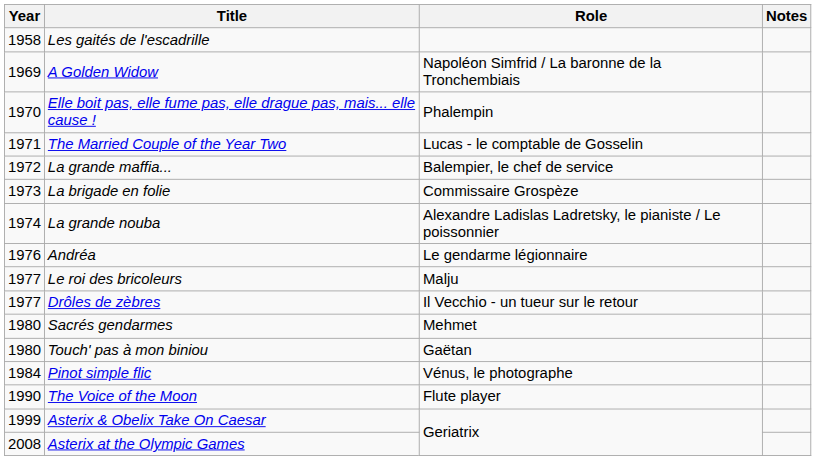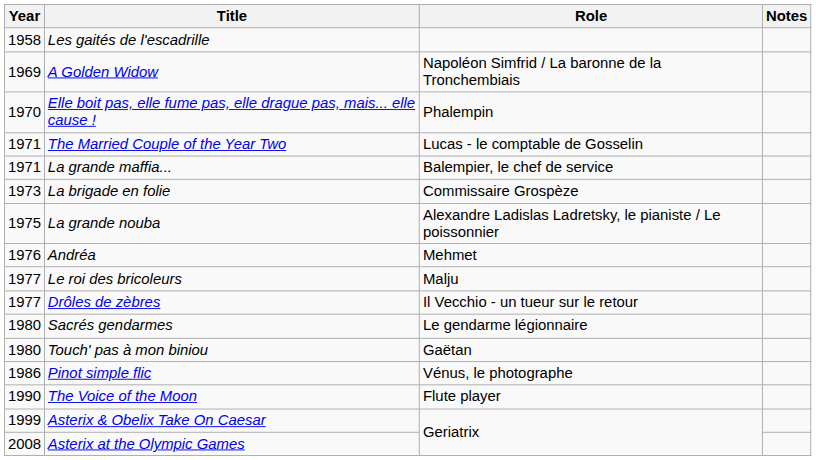(24, 167) 1972 -> (24, 167) 1971
(24, 223) 1974 -> (24, 223) 1975
(505, 255) Le gendarme légionnaire -> (450, 255) Mehmet
(450, 326) Mehmet -> (505, 326) Le gendarme légionnaire
(24, 373) 1984 -> (24, 373) 1986
